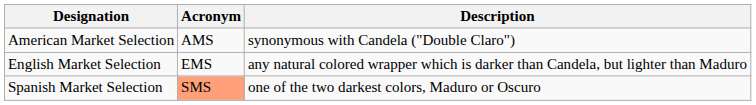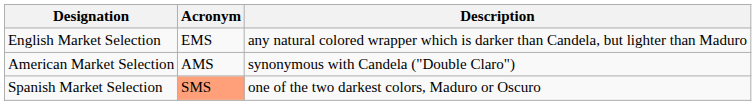rows swapped: (91, 40) <-> (84, 64)
